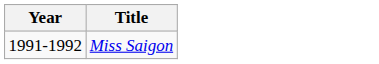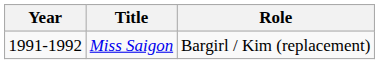+ column: (276, 17)
